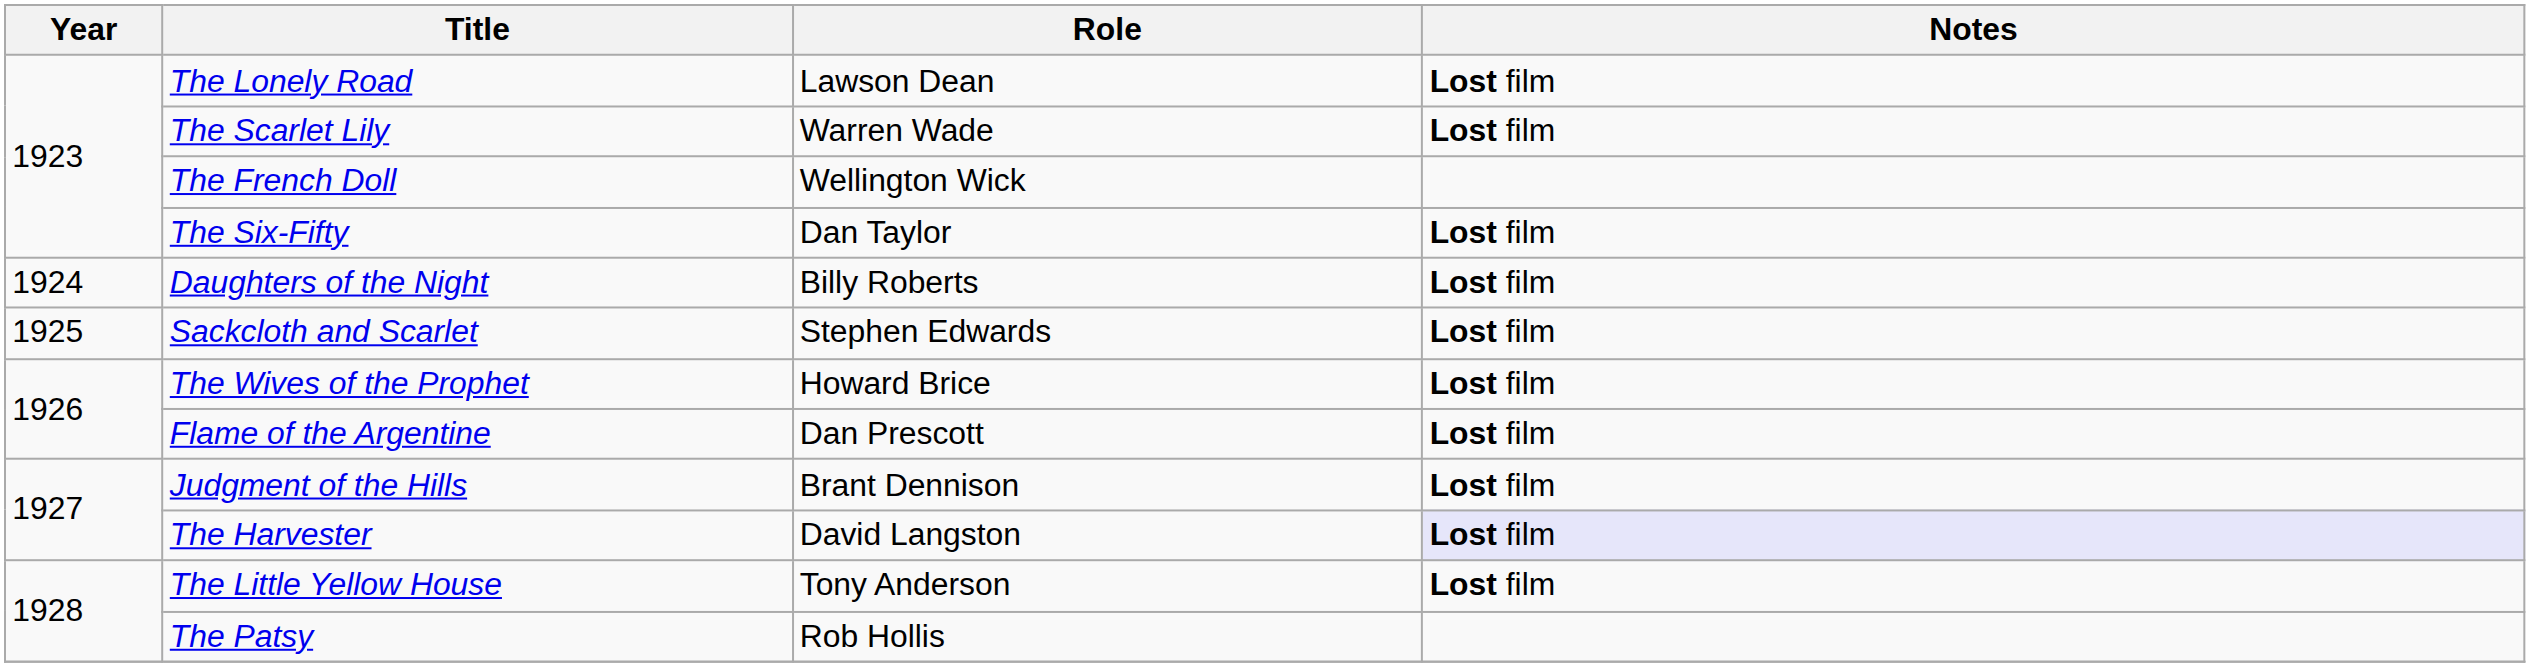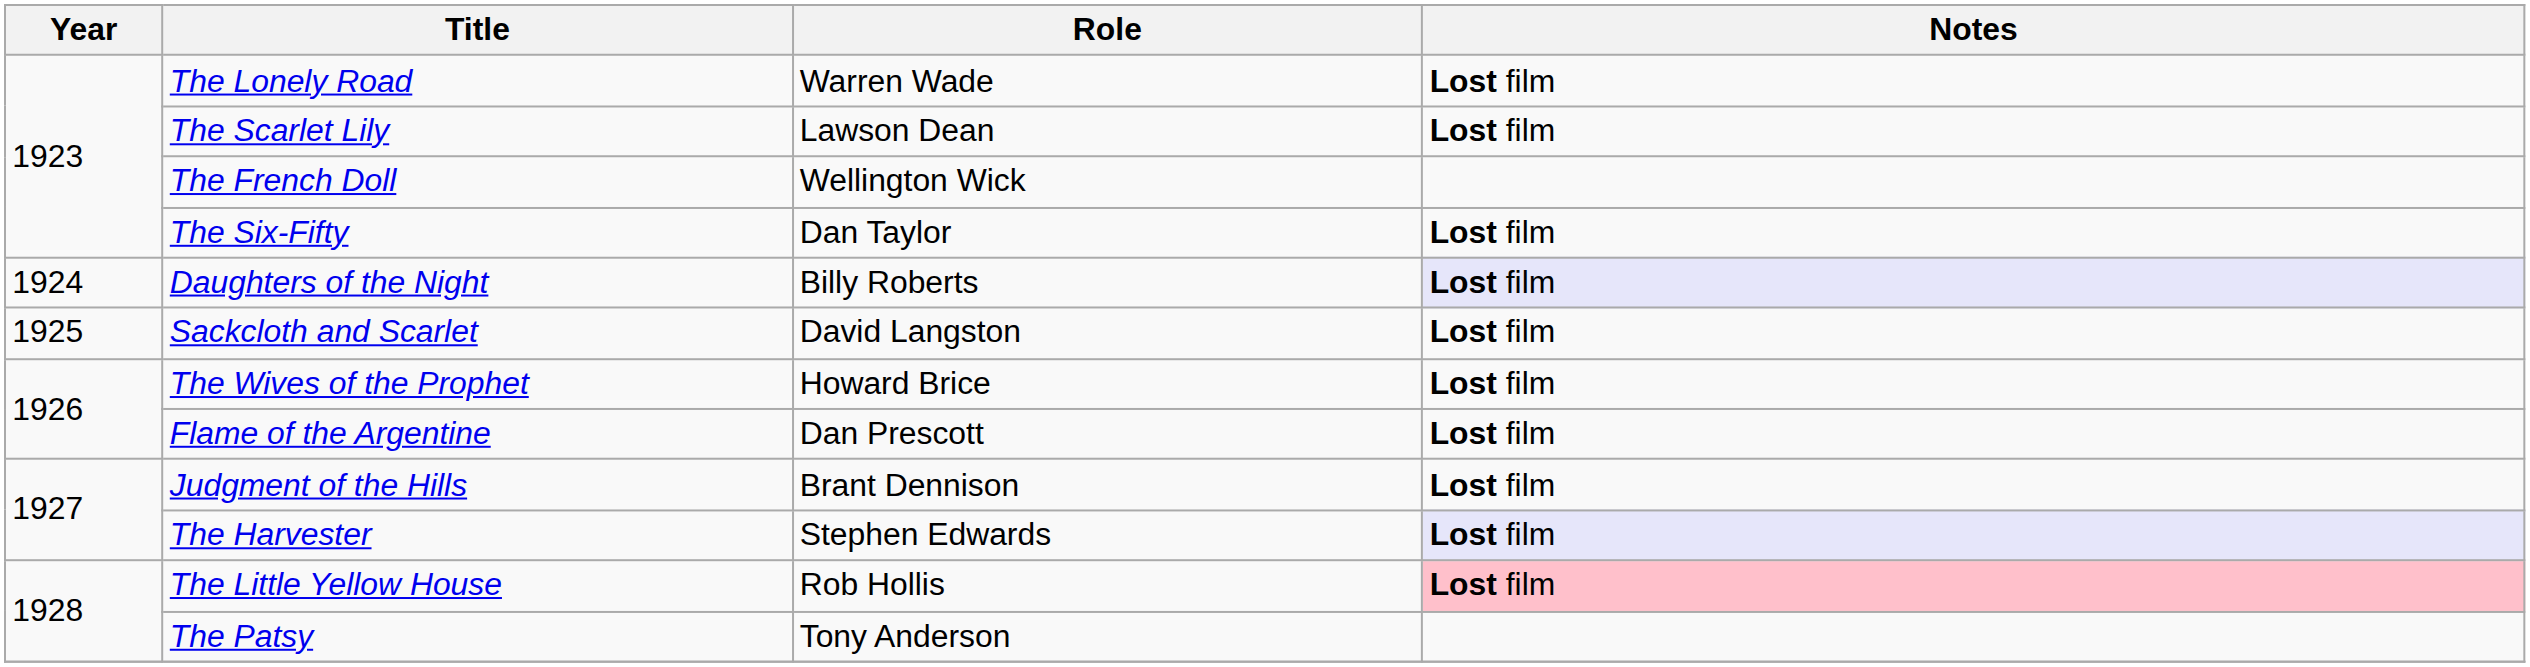(897, 80) Lawson Dean -> (897, 80) Warren Wade
(897, 130) Warren Wade -> (897, 130) Lawson Dean
(1492, 282) no background -> (1492, 282) lavender background
(925, 332) Stephen Edwards -> (910, 332) David Langston
(910, 534) David Langston -> (925, 534) Stephen Edwards
(905, 585) Tony Anderson -> (872, 585) Rob Hollis
(1492, 585) no background -> (1492, 585) pink background
(872, 635) Rob Hollis -> (905, 635) Tony Anderson
